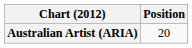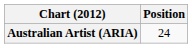(164, 33) 20 -> (164, 33) 24
